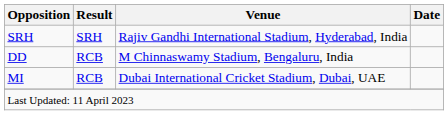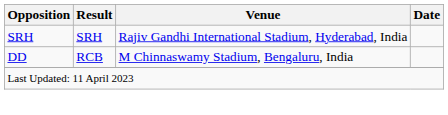- row: (16, 78)
